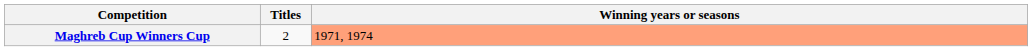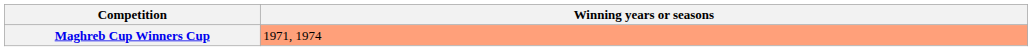- column: (286, 14)
